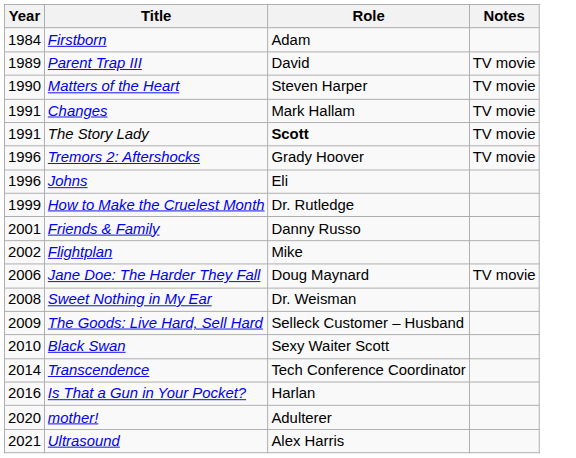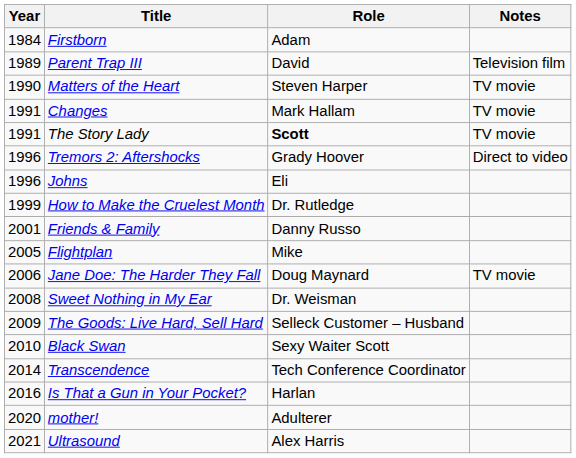(504, 63) TV movie -> (519, 63) Television film
(504, 157) TV movie -> (520, 157) Direct to video
(24, 252) 2002 -> (24, 252) 2005
